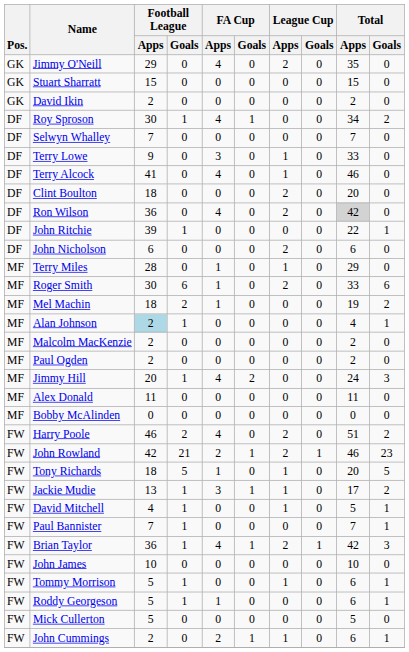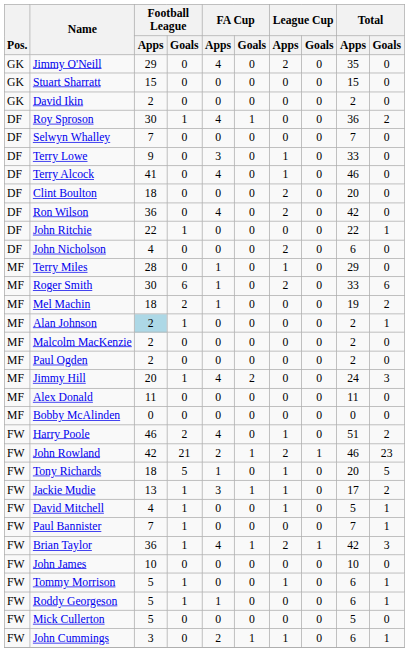(353, 119) 34 -> (353, 119) 36
(353, 212) lightgrey background -> (353, 212) no background
(151, 230) 39 -> (151, 230) 22
(151, 249) 6 -> (151, 249) 4
(353, 323) 4 -> (353, 323) 2
(286, 434) 2 -> (286, 434) 1
(151, 638) 2 -> (151, 638) 3
